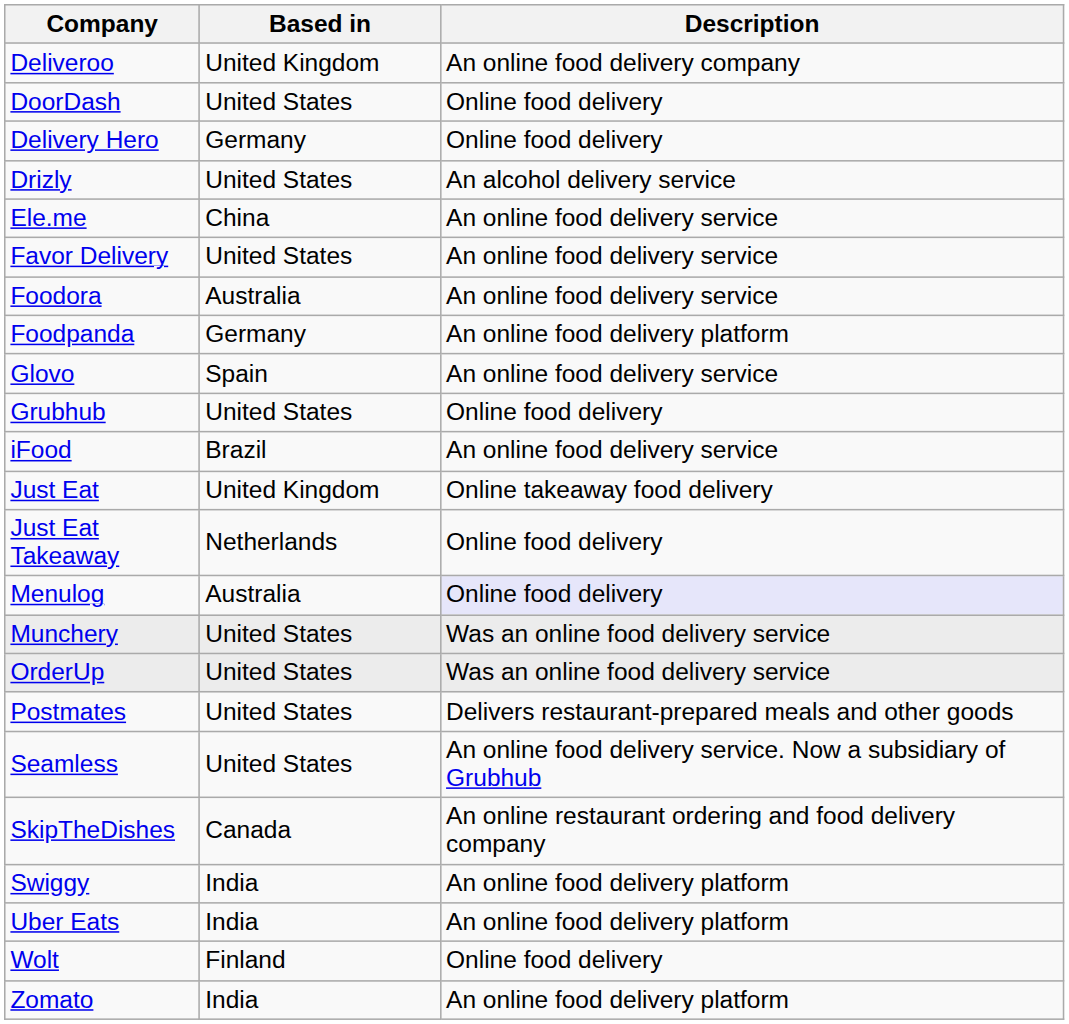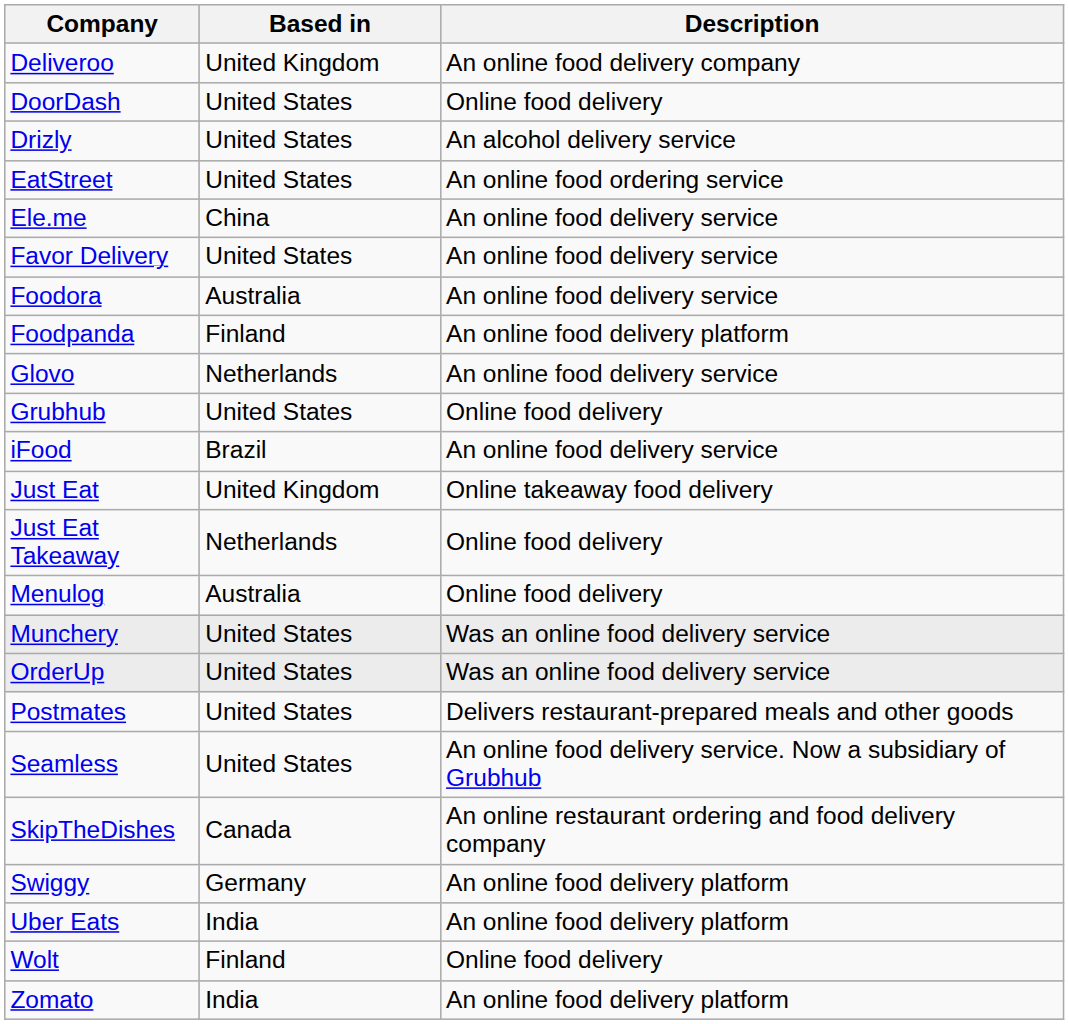- row: (85, 140)
+ row: (61, 179)
(256, 334) Germany -> (245, 334) Finland
(237, 373) Spain -> (271, 373) Netherlands
(554, 594) lavender background -> (554, 594) no background
(232, 883) India -> (256, 883) Germany
